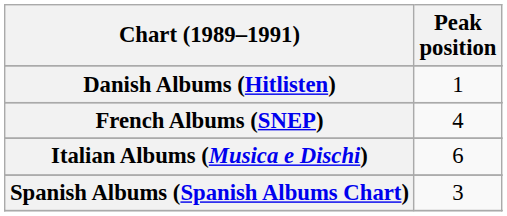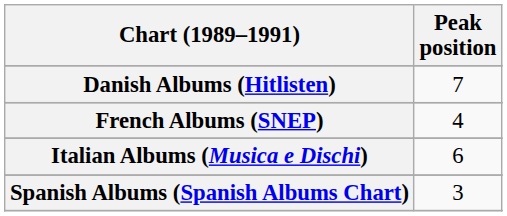(458, 84) 1 -> (458, 84) 7
